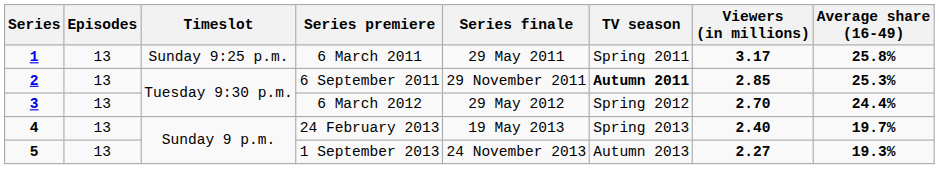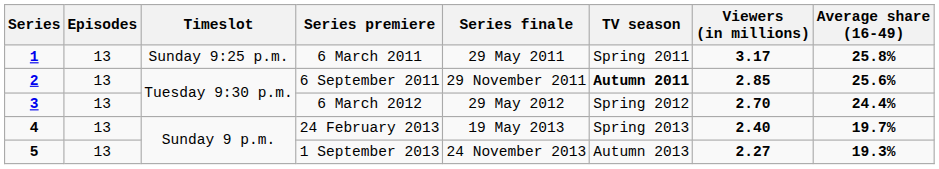(874, 81) 25.3% -> (874, 81) 25.6%
